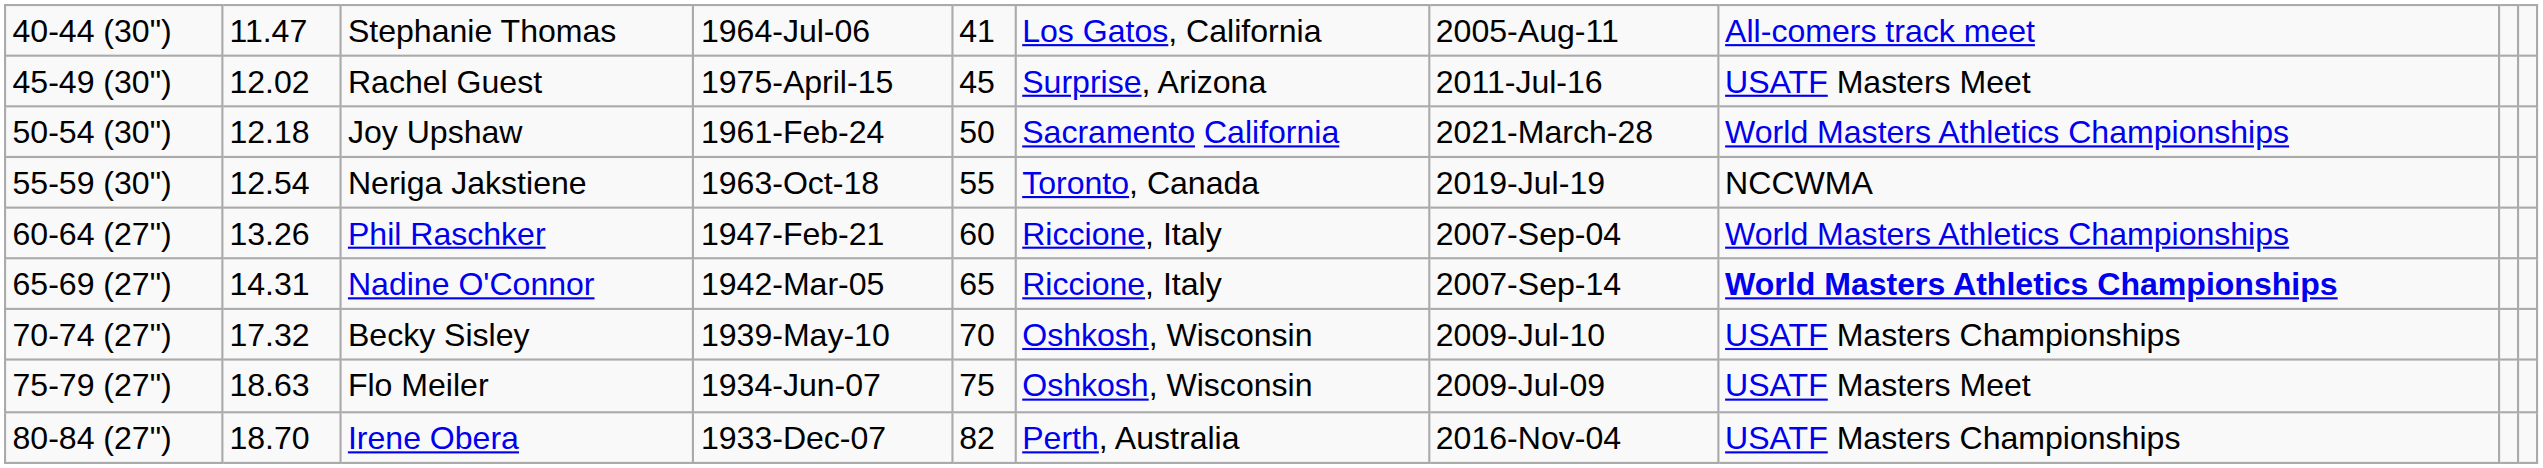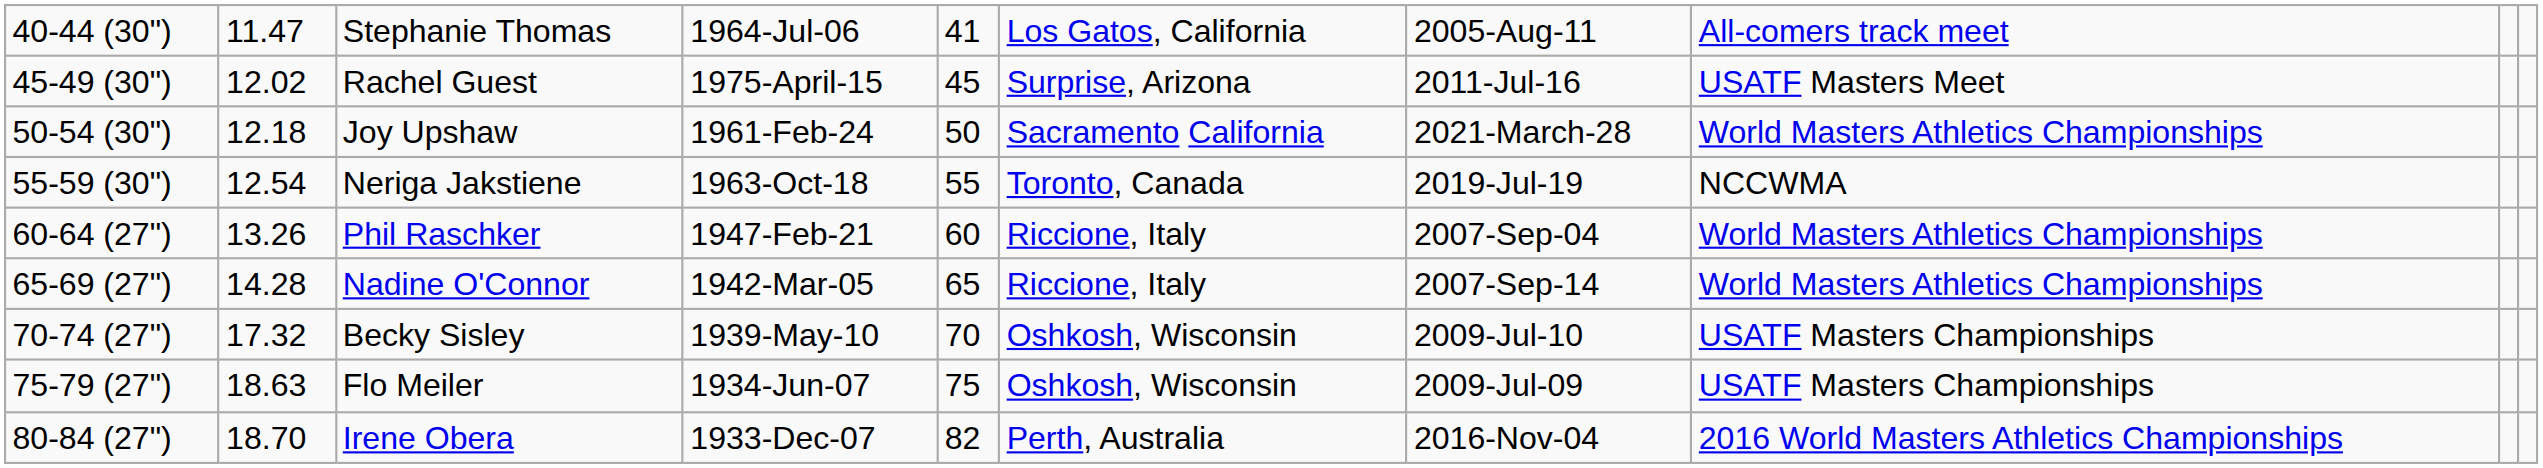(270, 284) 14.31 -> (266, 284) 14.28
(2031, 284) bold -> (1981, 284) normal
(1878, 386) USATF Masters Meet -> (1926, 386) USATF Masters Championships
(1953, 437) USATF Masters Championships -> (2021, 437) 2016 World Masters Athletics Championships
